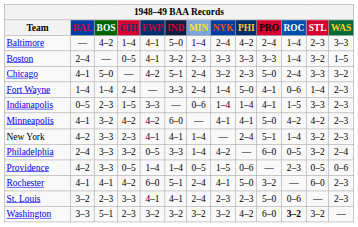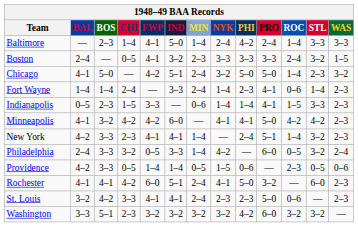(106, 43) 4–2 -> (106, 43) 2–3
(318, 43) 2–3 -> (318, 43) 3–3
(294, 59) 1–4 -> (294, 59) 2–4
(246, 74) 2–3 -> (246, 74) 5–0
(294, 74) 2–4 -> (294, 74) 1–4
(318, 74) 3–3 -> (318, 74) 2–3
(246, 90) 5–0 -> (246, 90) 2–3
(106, 198) 2–3 -> (106, 198) 4–2
(294, 214) bold -> (294, 214) normal
